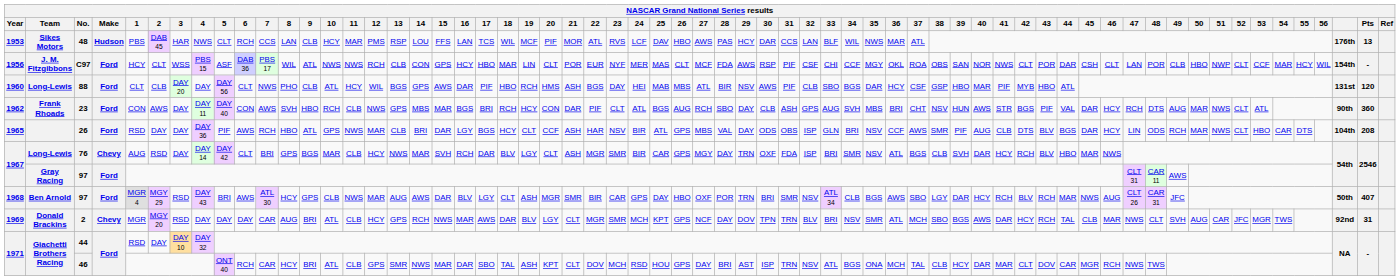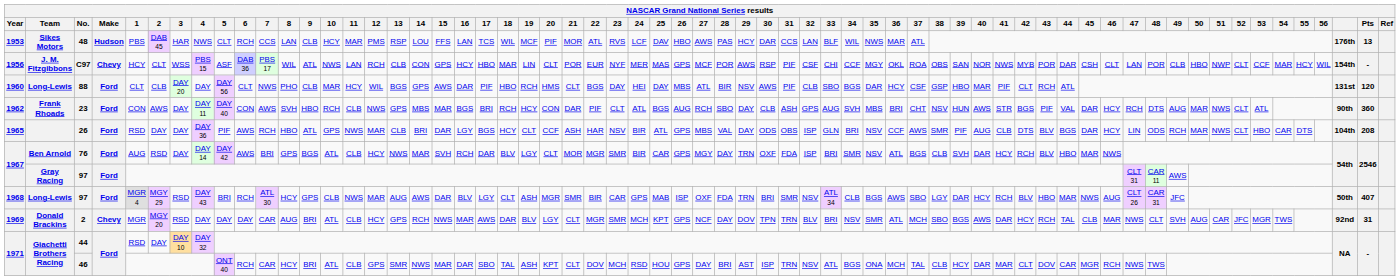(109, 64) Ford -> (109, 64) Chevy
(354, 64) NWS -> (354, 64) LAN
(682, 64) CLT -> (682, 64) GPS
(725, 64) FDA -> (725, 64) POR
(1026, 64) CLT -> (1026, 64) MYB
(331, 86) ATL -> (331, 86) MAR
(573, 86) ASH -> (573, 86) CLT
(661, 86) MAB -> (661, 86) DAY
(1026, 86) MYB -> (1026, 86) CLT
(1047, 86) HBO -> (1047, 86) RCH
(50, 153) Long-Lewis -> (50, 153) Ben Arnold
(109, 153) Chevy -> (109, 153) Ford
(245, 153) CLT -> (245, 153) AWS
(331, 153) MAR -> (331, 153) ATL
(573, 153) ASH -> (573, 153) MOR
(50, 198) Ben Arnold -> (50, 198) Long-Lewis
(245, 198) AWS -> (245, 198) RCH
(661, 198) DAY -> (661, 198) MAB
(682, 198) HBO -> (682, 198) ISP
(725, 198) POR -> (725, 198) FDA
(1047, 198) RCH -> (1047, 198) HBO
